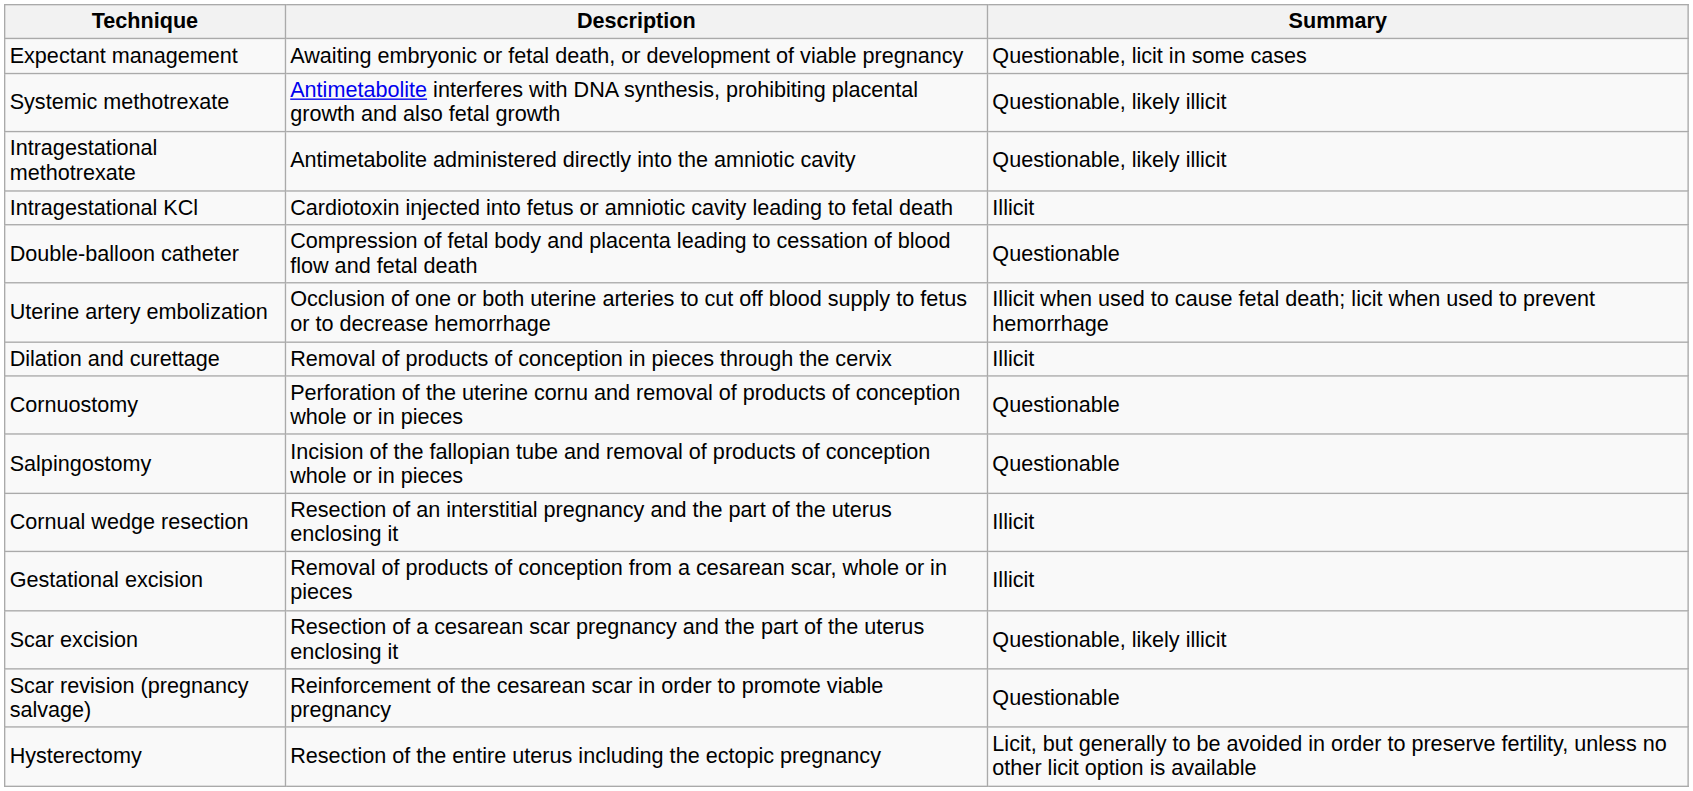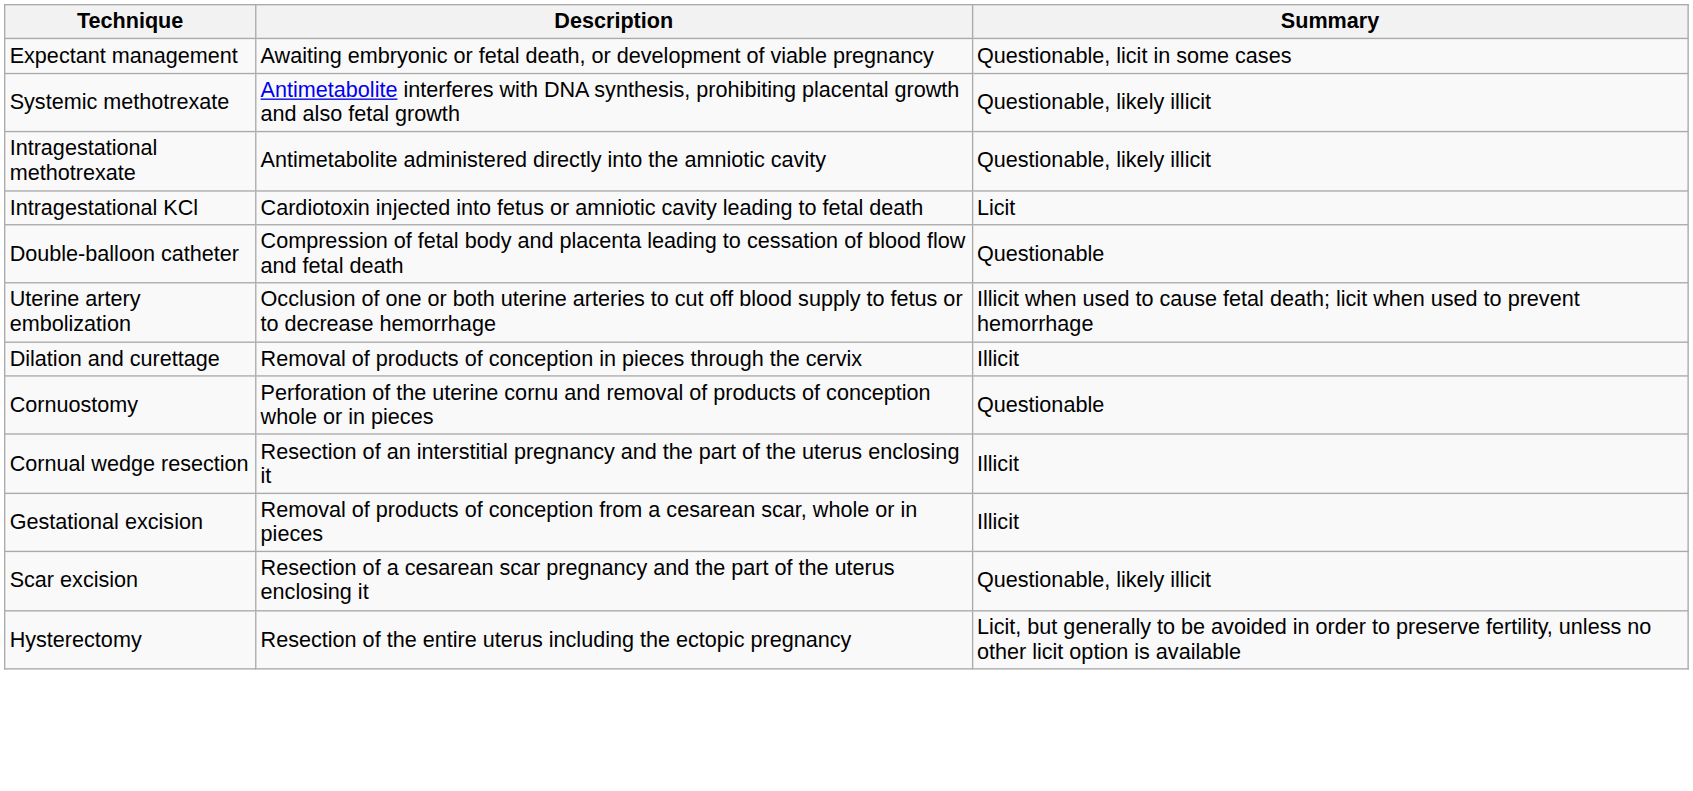(1013, 207) Illicit -> (996, 207) Licit
- row: (80, 463)
- row: (129, 697)
